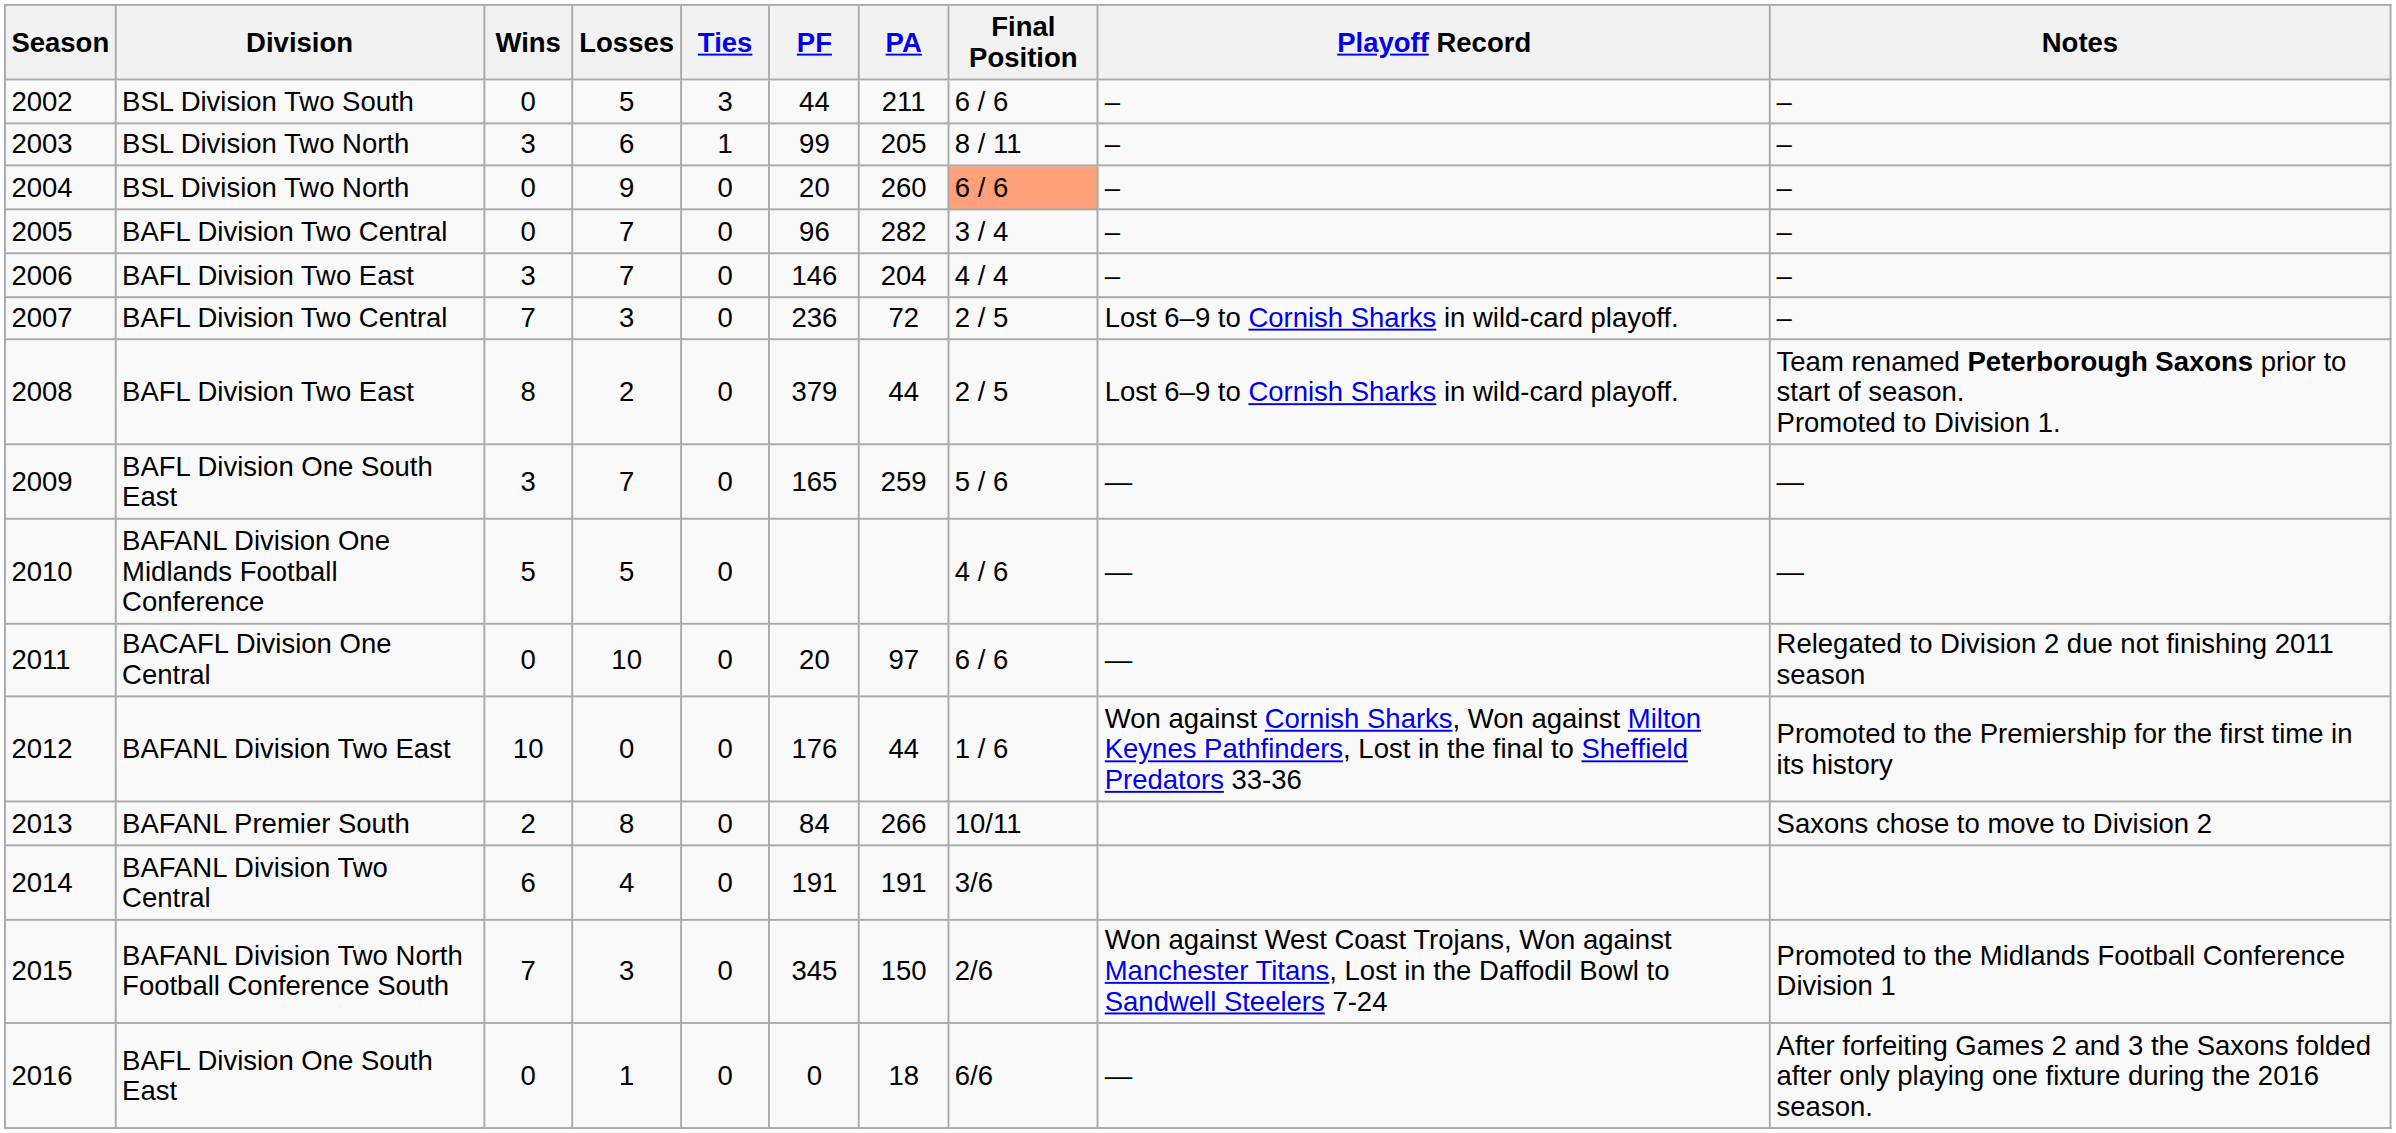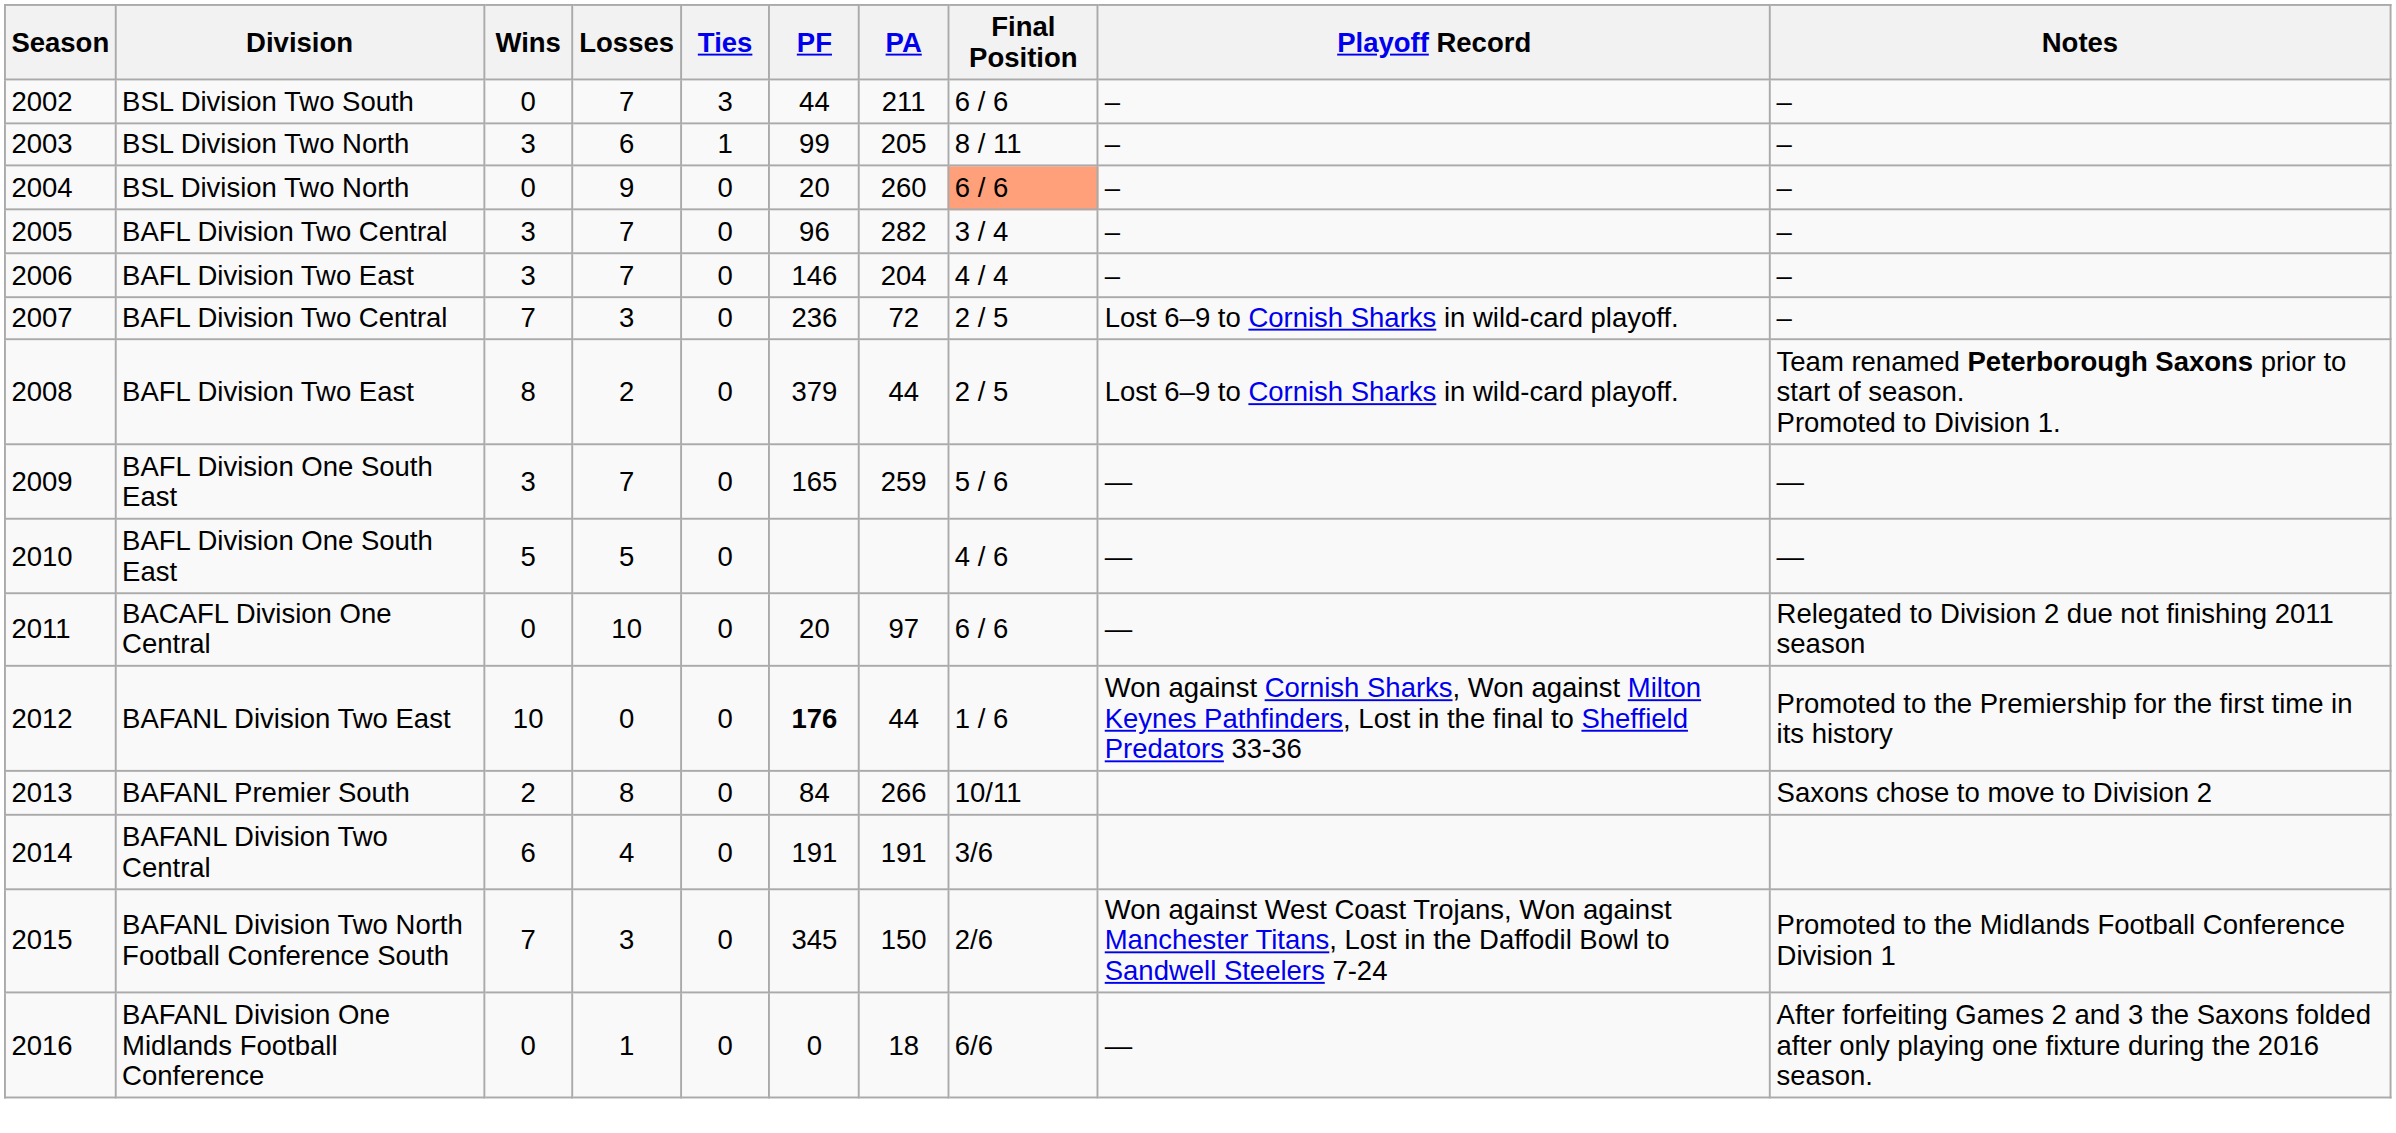(627, 101) 5 -> (627, 101) 7
(528, 231) 0 -> (528, 231) 3
(256, 571) BAFANL Division One Midlands Football Conference -> (277, 556) BAFL Division One South East
(814, 750) normal -> (814, 719) bold
(277, 1076) BAFL Division One South East -> (256, 1046) BAFANL Division One Midlands Football Conference
